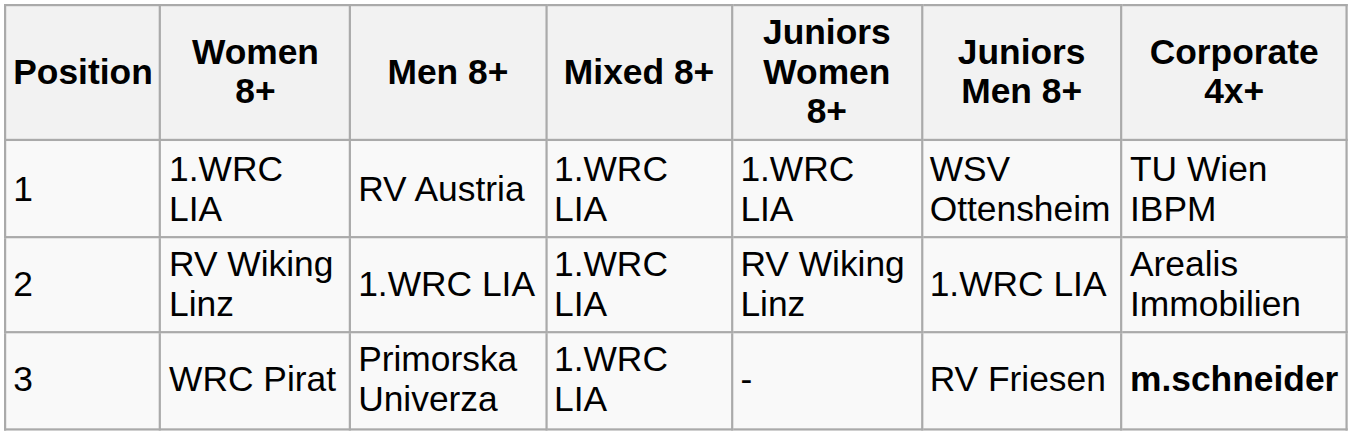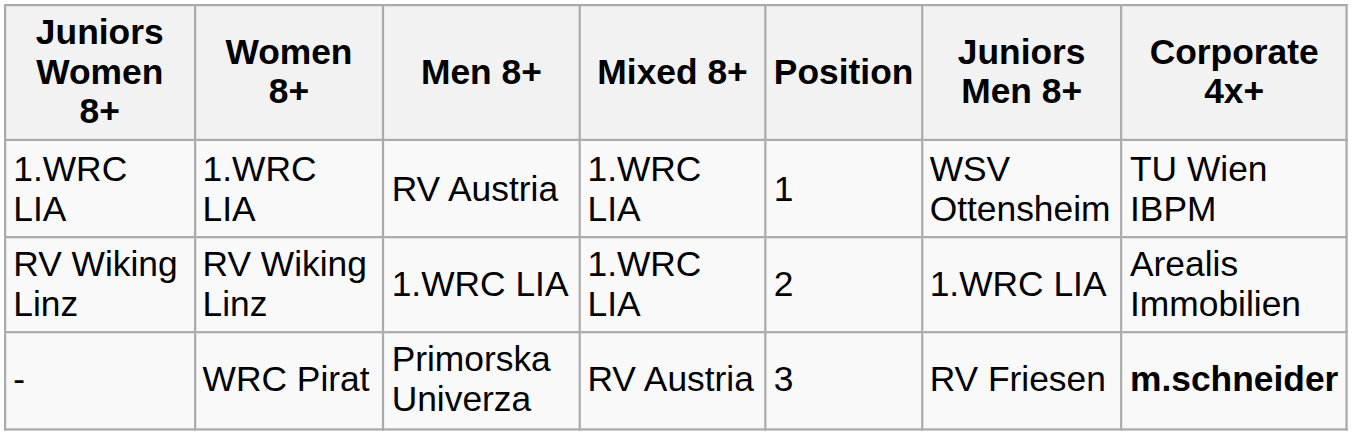columns swapped: (83, 72) <-> (827, 72)
(611, 379) 1.WRC LIA -> (671, 379) RV Austria
